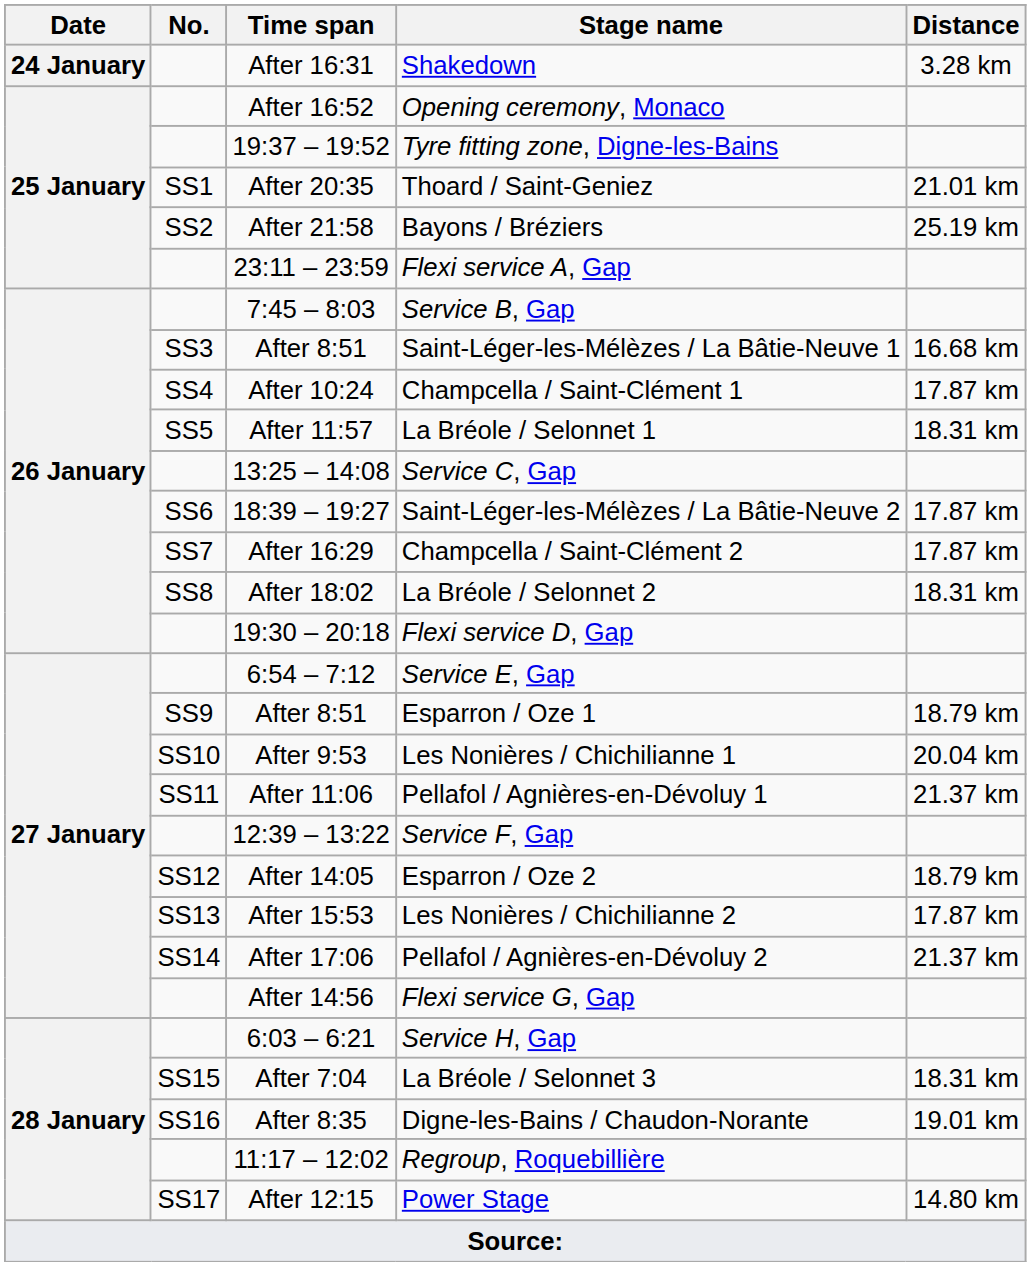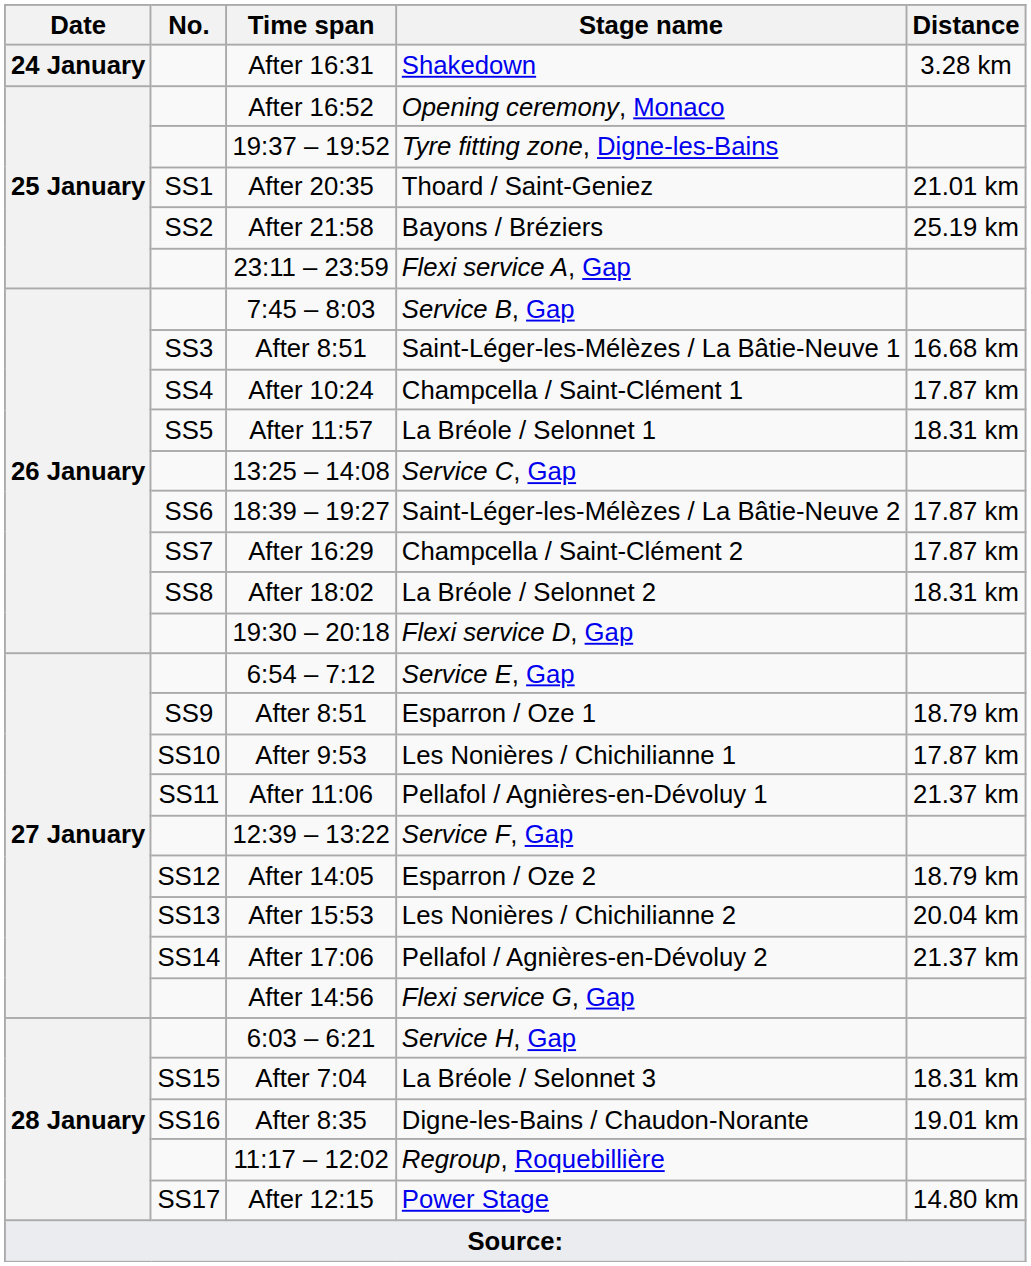(966, 754) 20.04 km -> (966, 754) 17.87 km
(966, 916) 17.87 km -> (966, 916) 20.04 km
